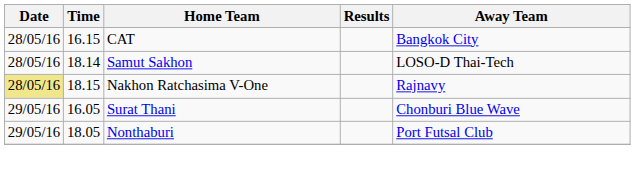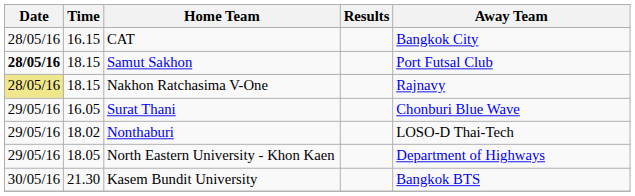(34, 62) normal -> (34, 62) bold
(84, 62) 18.14 -> (84, 62) 18.15
(455, 62) LOSO-D Thai-Tech -> (445, 62) Port Futsal Club
(84, 132) 18.05 -> (84, 132) 18.02
(445, 132) Port Futsal Club -> (455, 132) LOSO-D Thai-Tech
+ row: (221, 156)
+ row: (182, 179)
